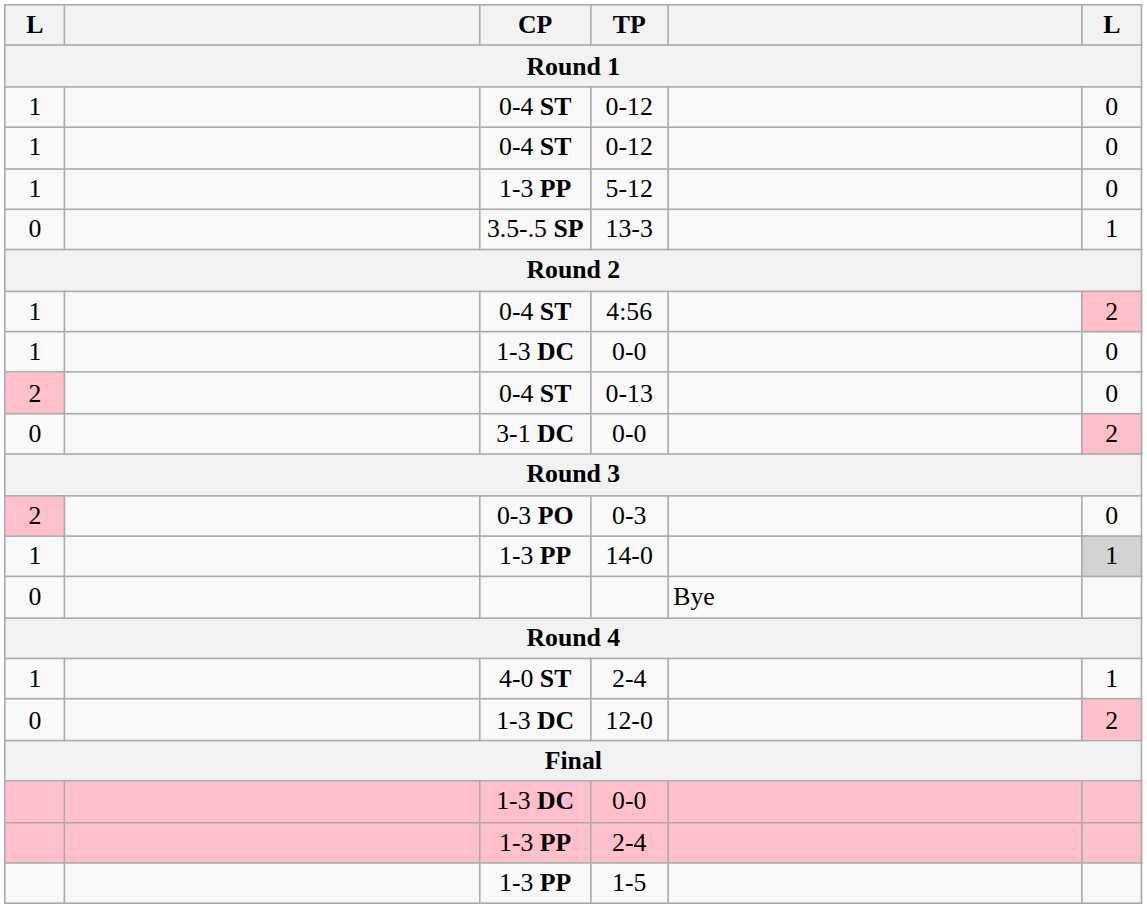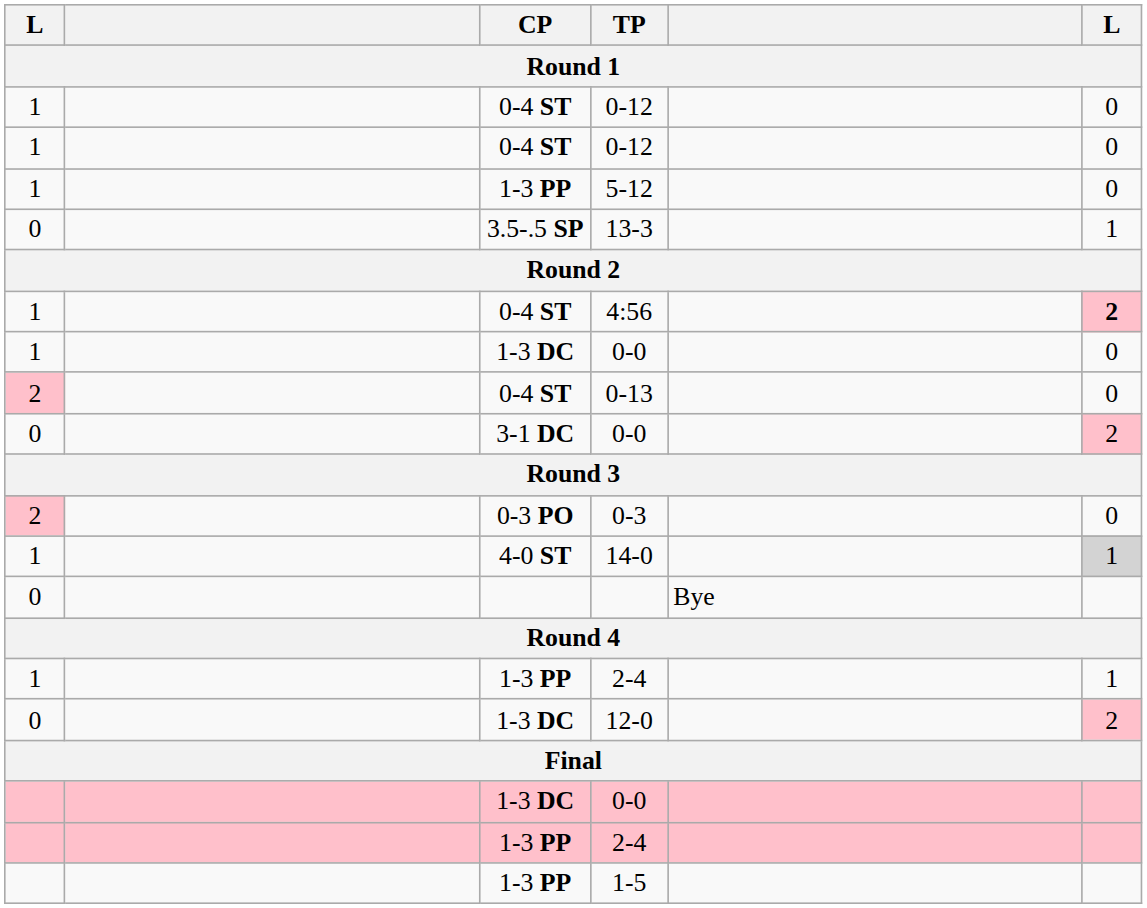(1112, 310) normal -> (1112, 310) bold
(535, 556) 1-3 PP -> (535, 556) 4-0 ST
(535, 678) 4-0 ST -> (535, 678) 1-3 PP
